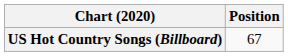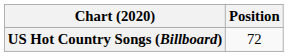(254, 39) 67 -> (254, 39) 72
